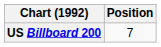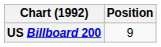(130, 32) 7 -> (130, 32) 9
